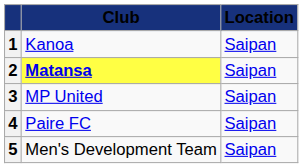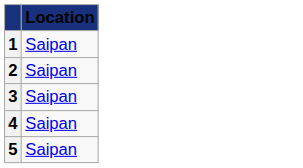- column: (121, 17)
